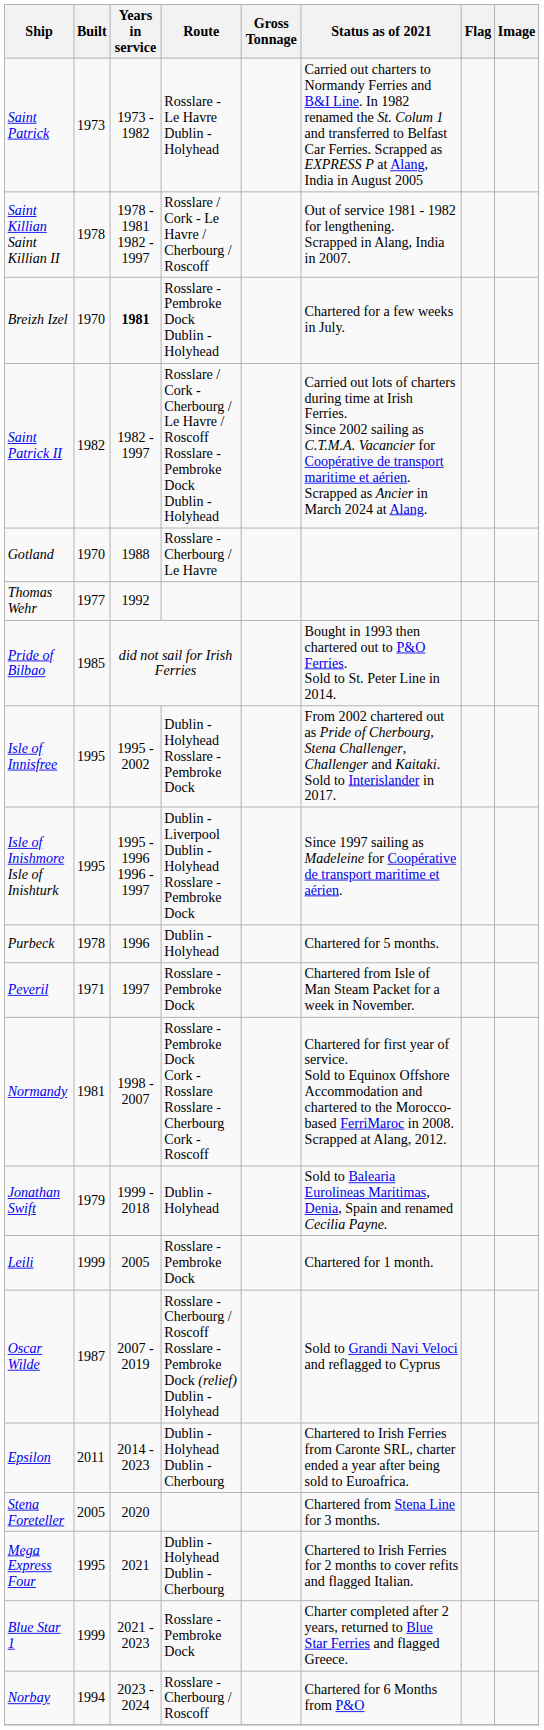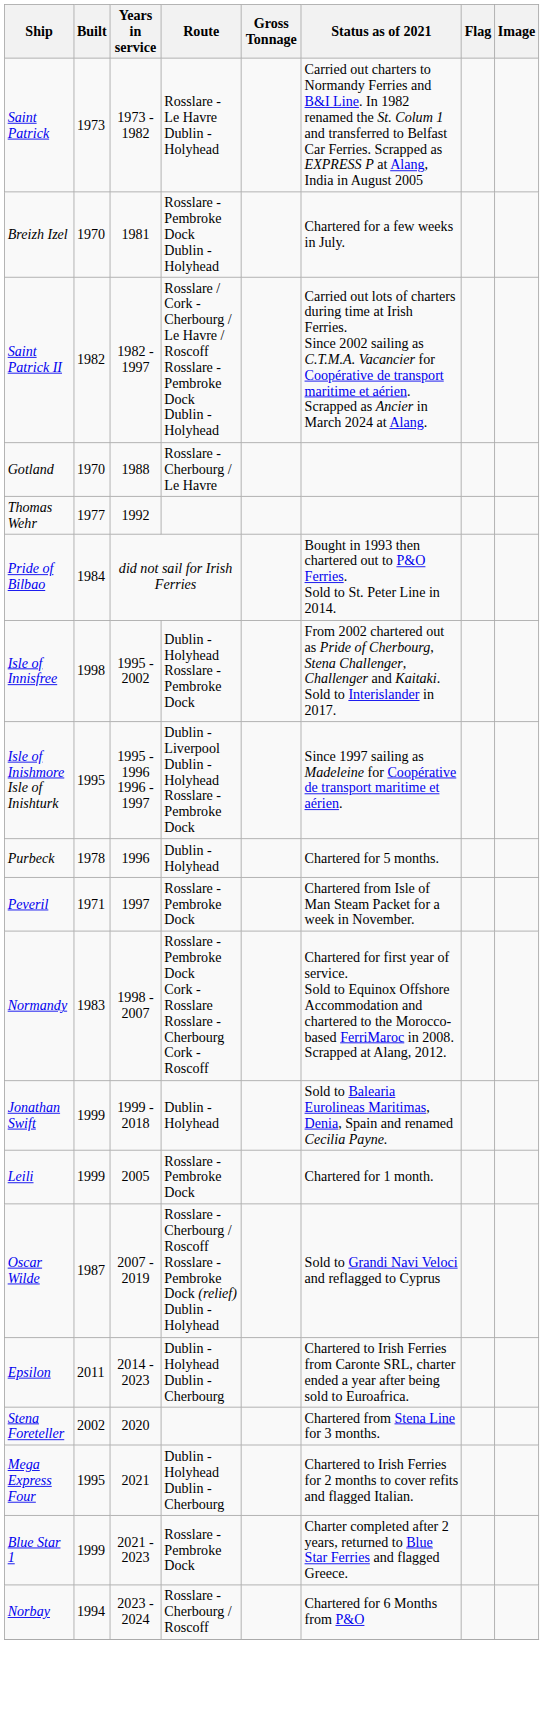- row: (34, 234)
(135, 320) bold -> (135, 234) normal
(91, 663) 1985 -> (91, 577) 1984
(91, 756) 1995 -> (91, 670) 1998
(91, 1091) 1981 -> (91, 1005) 1983
(91, 1200) 1979 -> (91, 1115) 1999
(91, 1511) 2005 -> (91, 1426) 2002
